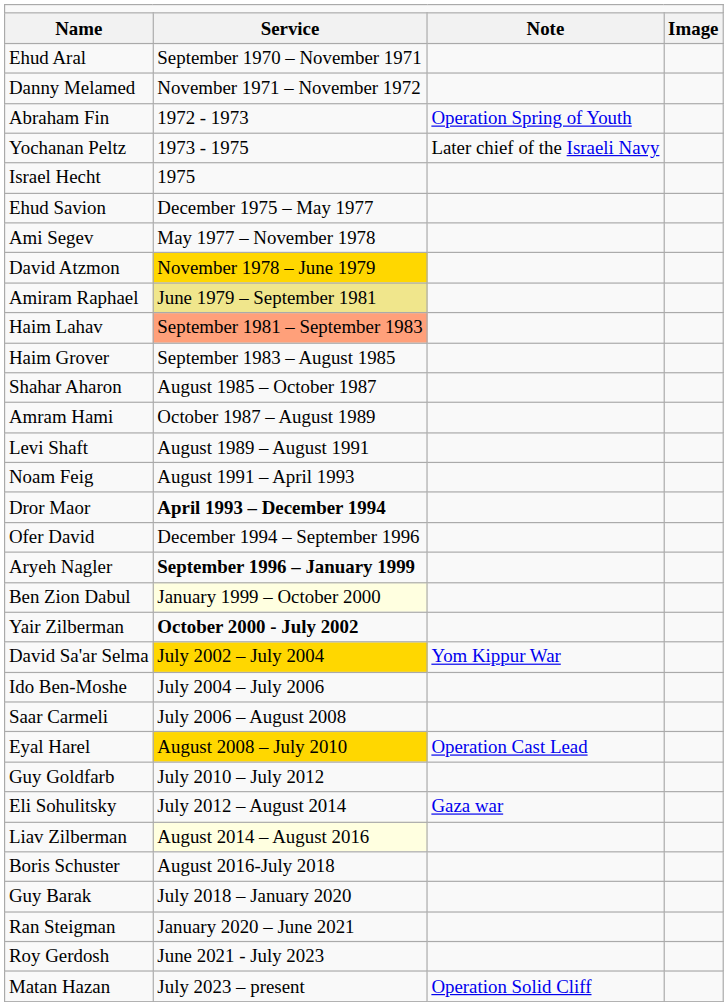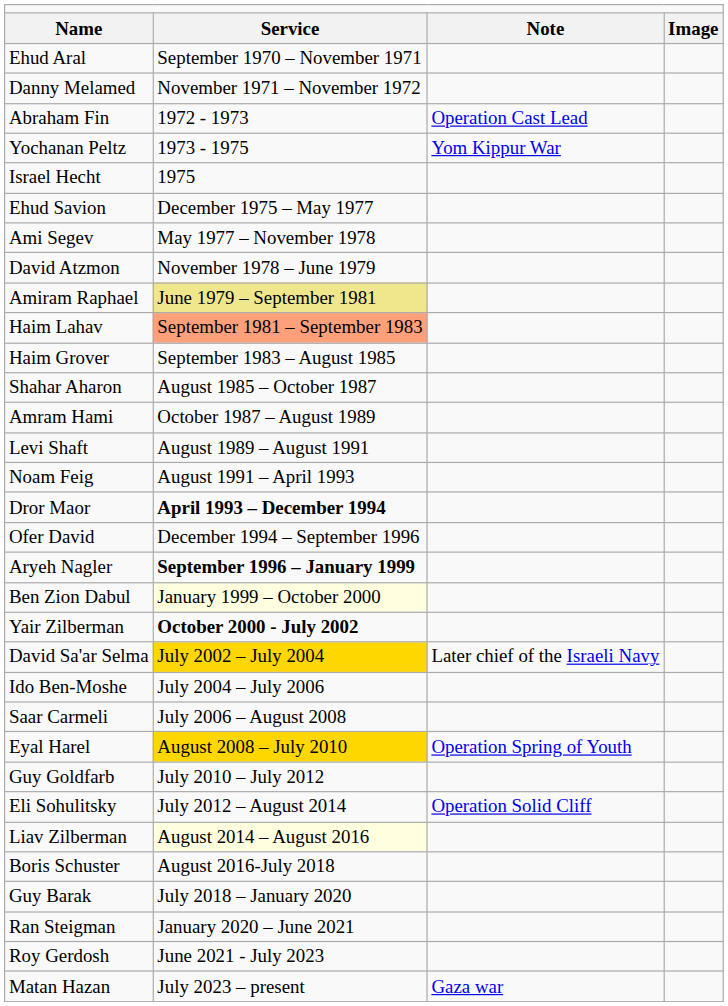(532, 118) Operation Spring of Youth -> (510, 118) Operation Cast Lead
(545, 147) Later chief of the Israeli Navy -> (496, 147) Yom Kippur War
(266, 267) gold background -> (266, 267) no background
(496, 656) Yom Kippur War -> (545, 656) Later chief of the Israeli Navy
(510, 746) Operation Cast Lead -> (532, 746) Operation Spring of Youth
(467, 806) Gaza war -> (511, 806) Operation Solid Cliff
(511, 986) Operation Solid Cliff -> (467, 986) Gaza war
